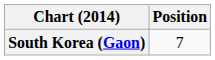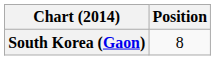(180, 42) 7 -> (180, 42) 8
